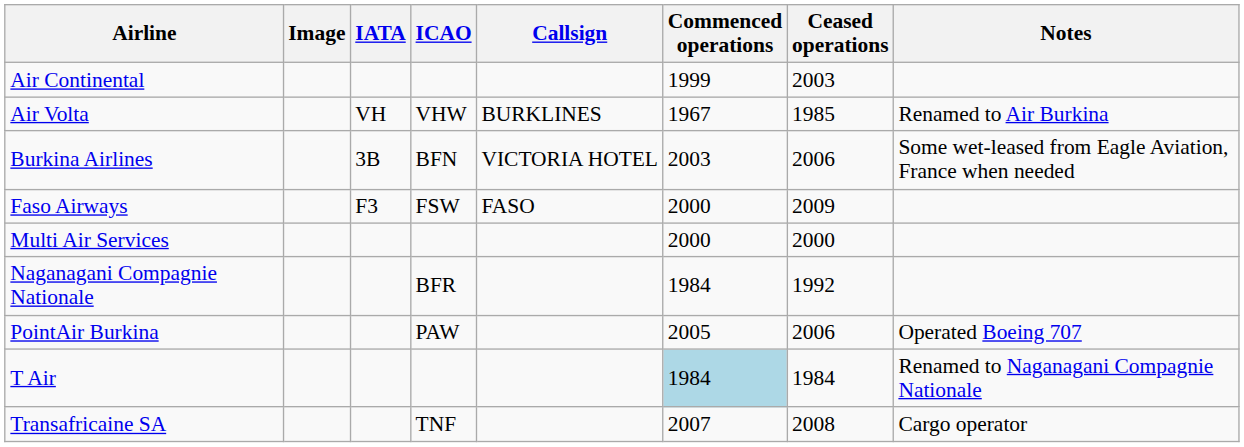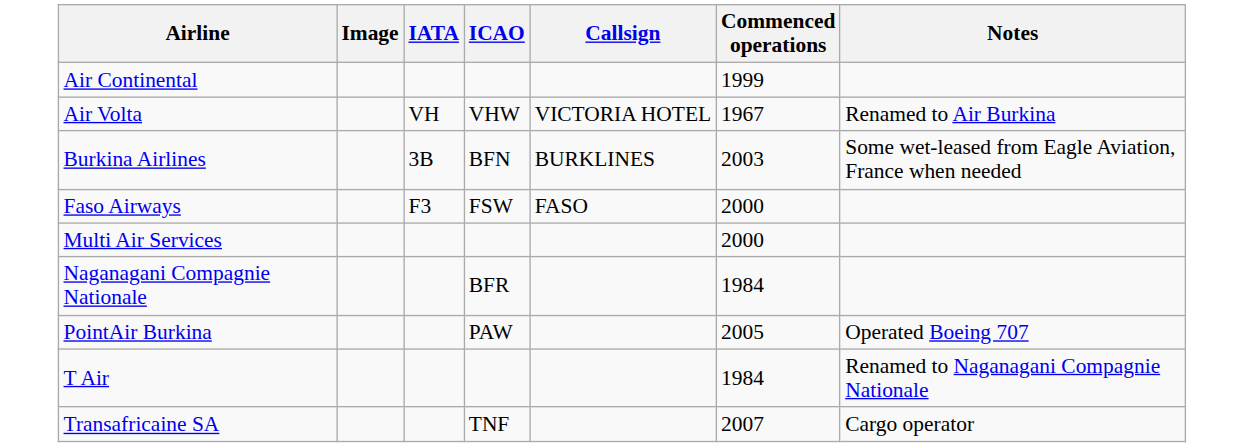- column: (840, 33)
(542, 113) BURKLINES -> (623, 113) VICTORIA HOTEL
(570, 159) VICTORIA HOTEL -> (595, 159) BURKLINES
(689, 377) lightblue background -> (742, 377) no background
